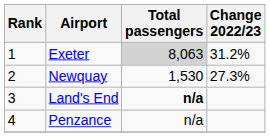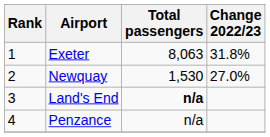(186, 53) lightgrey background -> (186, 53) no background
(230, 53) 31.2% -> (230, 53) 31.8%
(230, 76) 27.3% -> (230, 76) 27.0%
